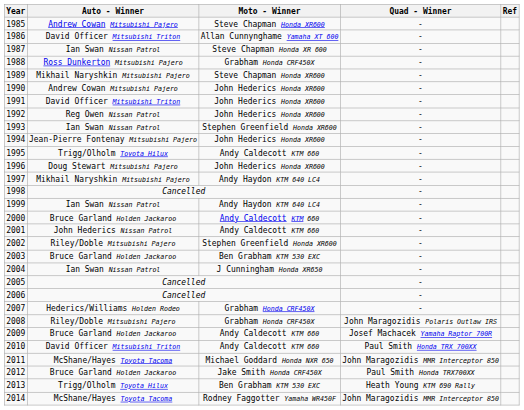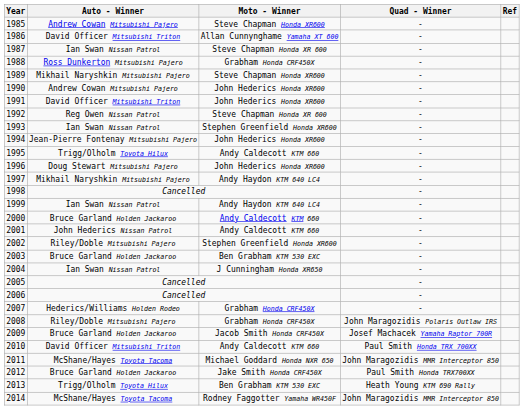(270, 114) John Hederics Honda XR600 -> (270, 114) Steve Chapman Honda XR 600
(270, 334) Andy Caldecott KTM 660 -> (270, 334) Jacob Smith Honda CRF450X
